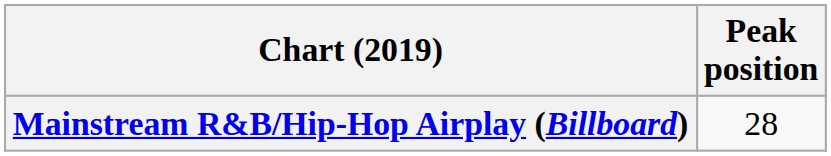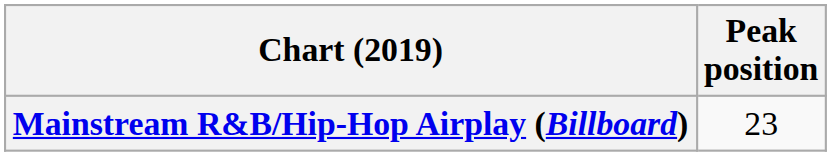(761, 122) 28 -> (761, 122) 23
